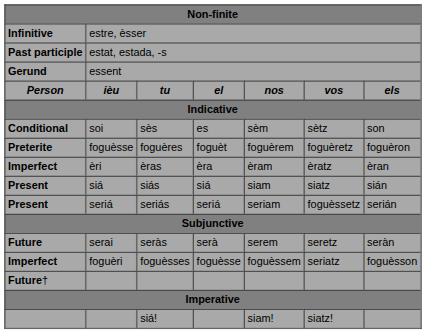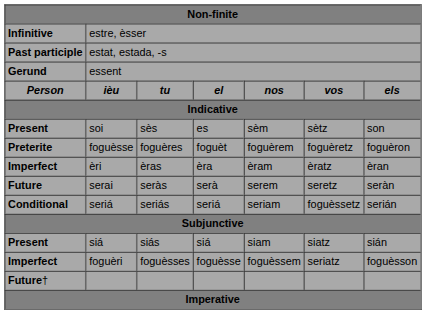(38, 128) Conditional -> (28, 128) Present
rows swapped: (154, 242) <-> (150, 185)
(28, 204) Present -> (38, 204) Conditional
- row: (149, 318)
